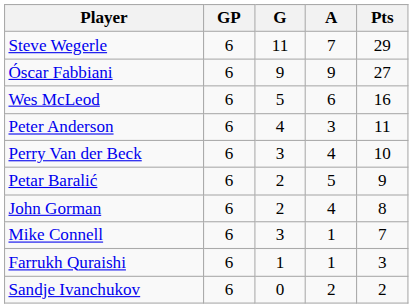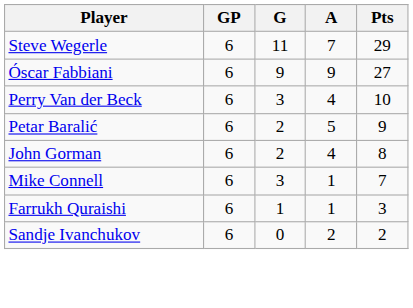- row: (54, 99)
- row: (61, 126)
